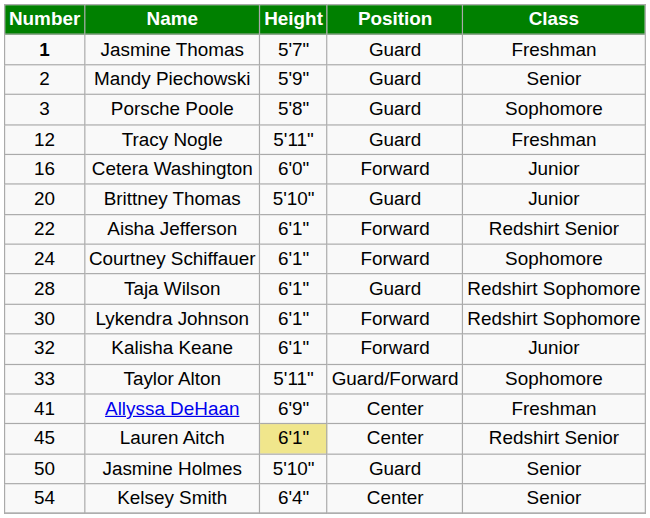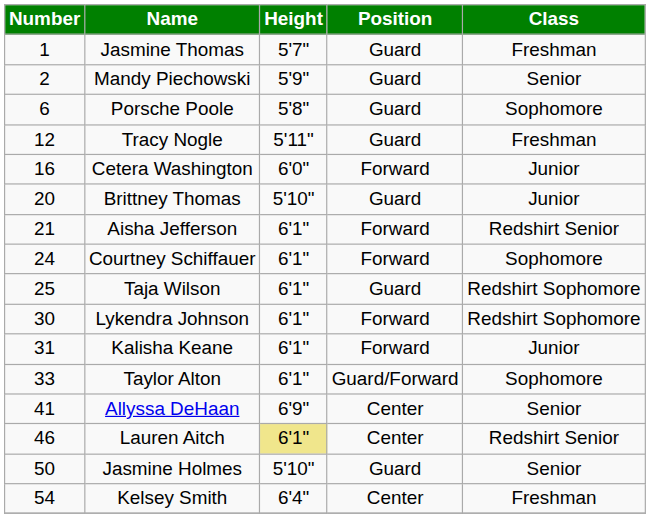(45, 49) bold -> (45, 49) normal
(45, 109) 3 -> (45, 109) 6
(45, 229) 22 -> (45, 229) 21
(45, 288) 28 -> (45, 288) 25
(45, 348) 32 -> (45, 348) 31
(294, 378) 5'11" -> (294, 378) 6'1"
(554, 408) Freshman -> (554, 408) Senior
(45, 438) 45 -> (45, 438) 46
(554, 498) Senior -> (554, 498) Freshman
